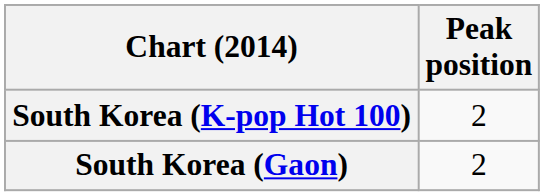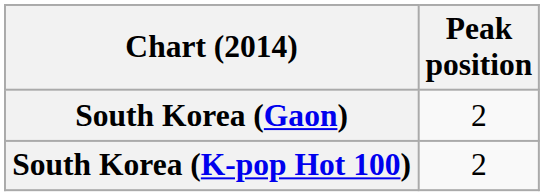rows swapped: (212, 164) <-> (212, 114)
